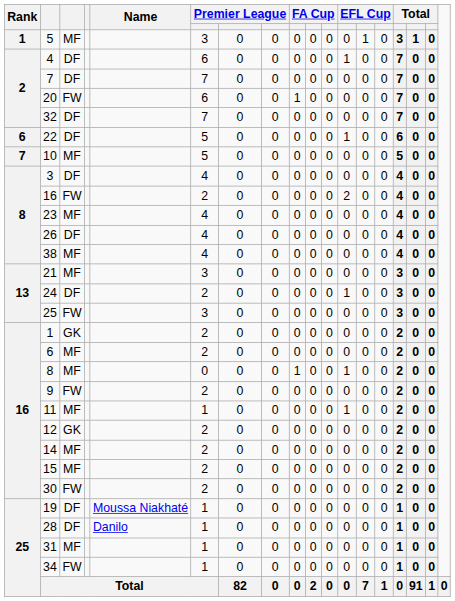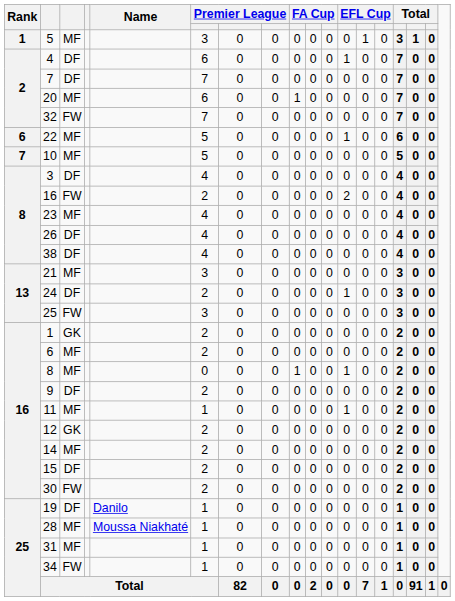(72, 98) FW -> (72, 98) MF
(72, 117) DF -> (72, 117) FW
(72, 137) DF -> (72, 137) MF
(72, 254) MF -> (72, 254) DF
(72, 391) FW -> (72, 391) DF
(72, 469) MF -> (72, 469) DF
(141, 508) Moussa Niakhaté -> (110, 508) Danilo
(72, 527) DF -> (72, 527) MF
(110, 527) Danilo -> (141, 527) Moussa Niakhaté
